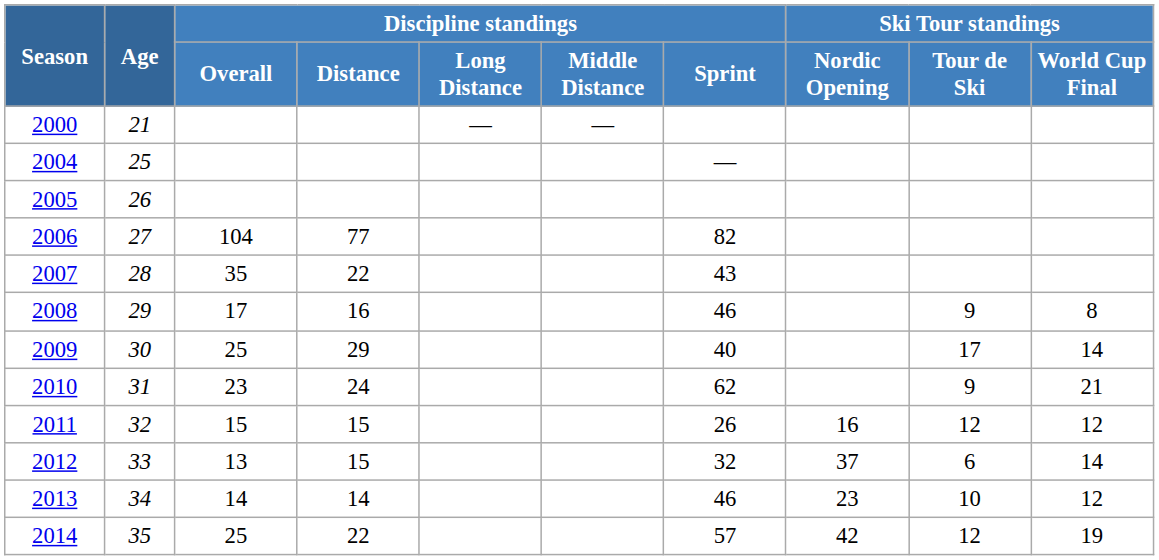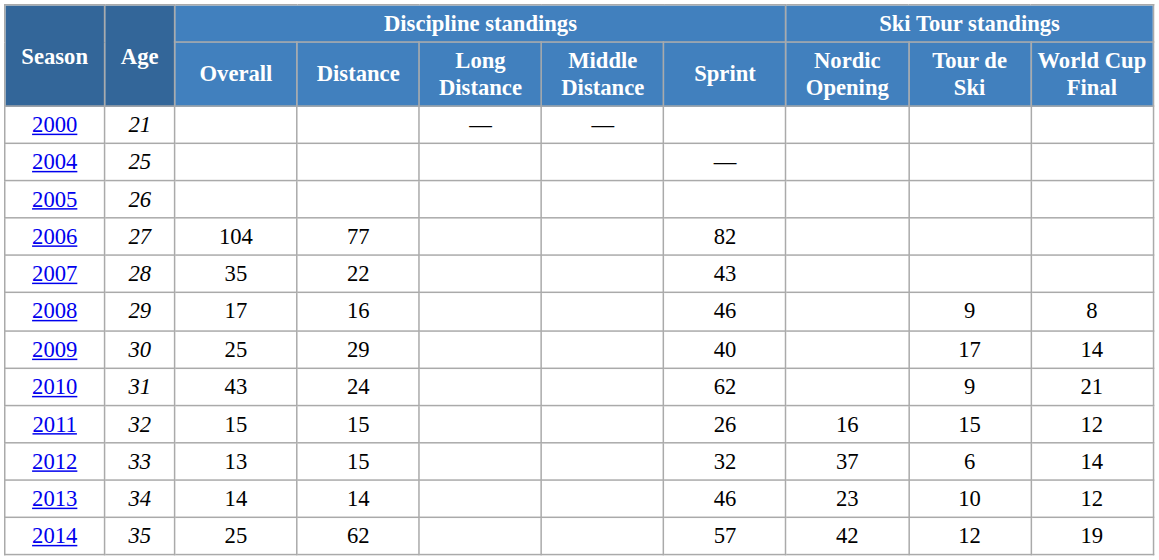(236, 386) 23 -> (236, 386) 43
(970, 423) 12 -> (970, 423) 15
(358, 535) 22 -> (358, 535) 62
